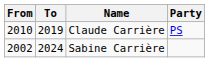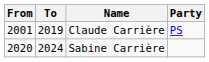(20, 30) 2010 -> (20, 30) 2001
(20, 48) 2002 -> (20, 48) 2020
